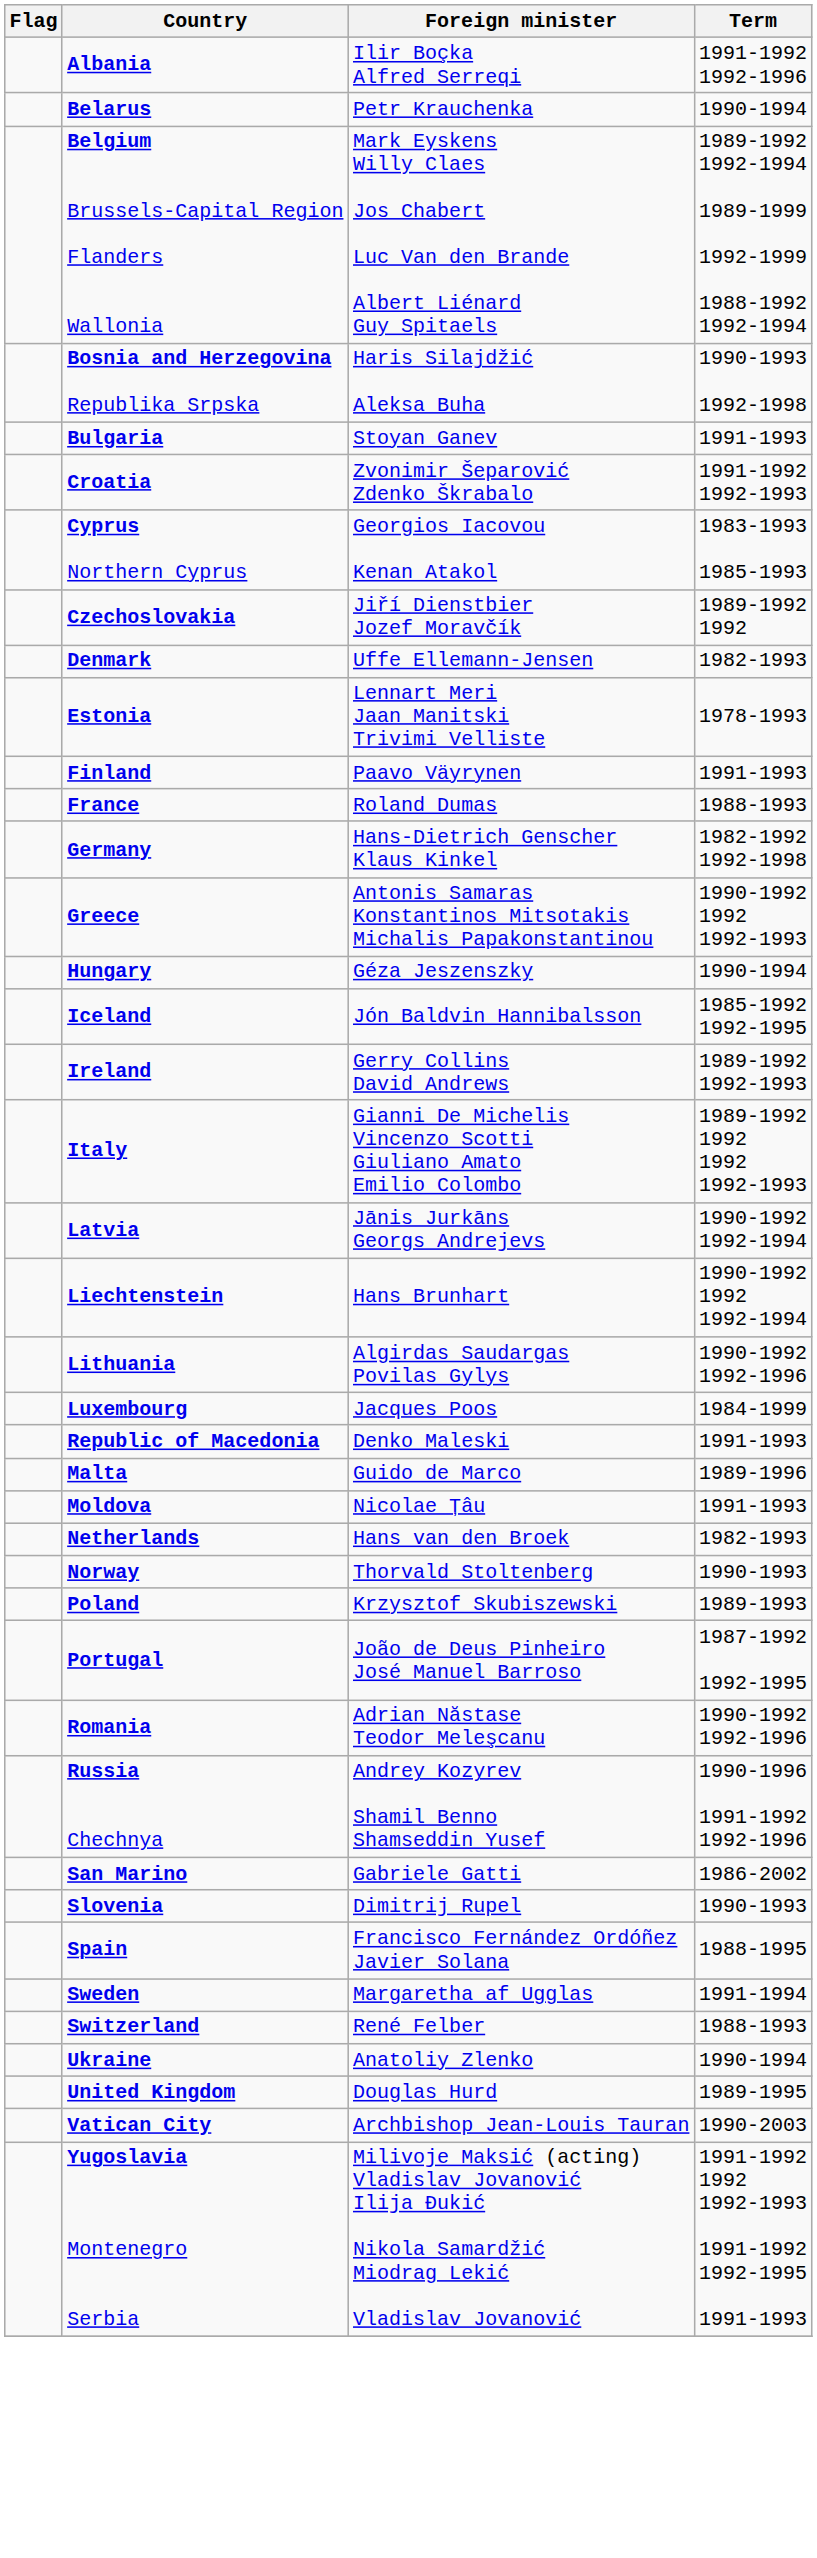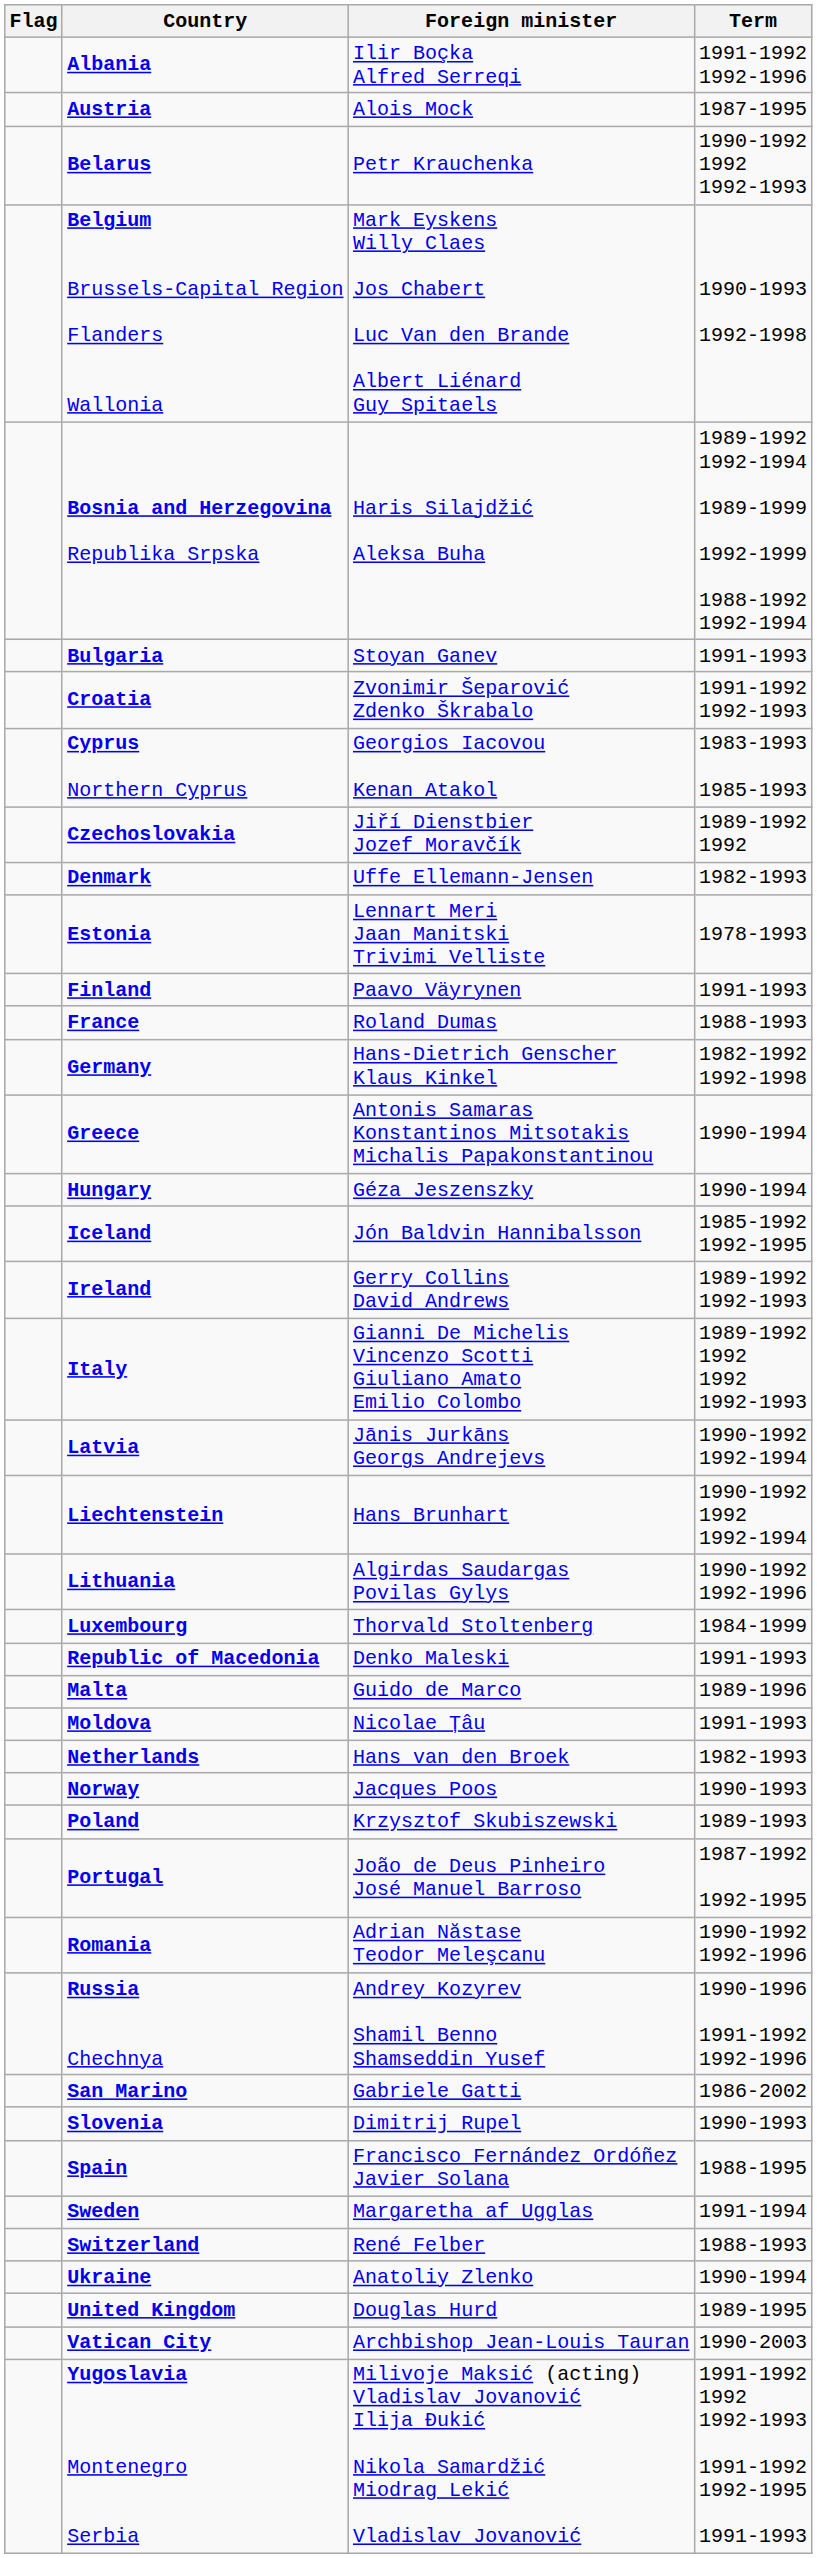+ row: (109, 109)
(753, 109) 1990-1994 -> (753, 165) 1990-1992 1992 1992-1993
(753, 234) 1989-1992 1992-1994 1989-1999 1992-1999 1988-1992 1992-1994 -> (753, 313) 1990-1993 1992-1998
(753, 383) 1990-1993 1992-1998 -> (753, 531) 1989-1992 1992-1994 1989-1999 1992-1999 1988-1992 1992-1994
(753, 917) 1990-1992 1992 1992-1993 -> (753, 1134) 1990-1994
(425, 1409) Jacques Poos -> (473, 1626) Thorvald Stoltenberg
(473, 1572) Thorvald Stoltenberg -> (425, 1789) Jacques Poos
